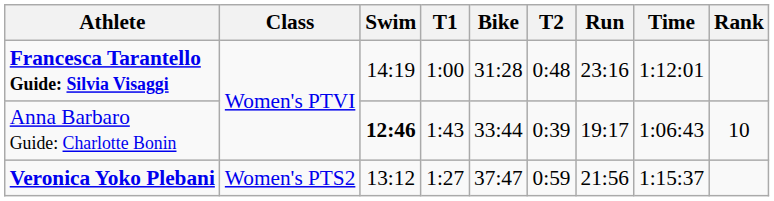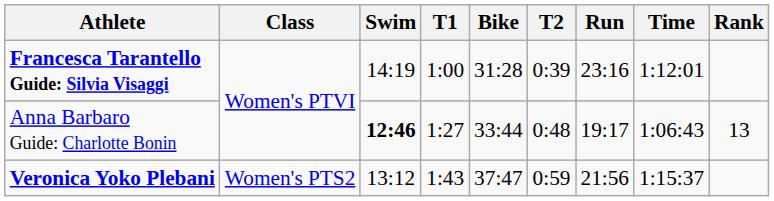(552, 70) 0:48 -> (552, 70) 0:39
(445, 130) 1:43 -> (445, 130) 1:27
(552, 130) 0:39 -> (552, 130) 0:48
(739, 130) 10 -> (739, 130) 13
(445, 178) 1:27 -> (445, 178) 1:43
